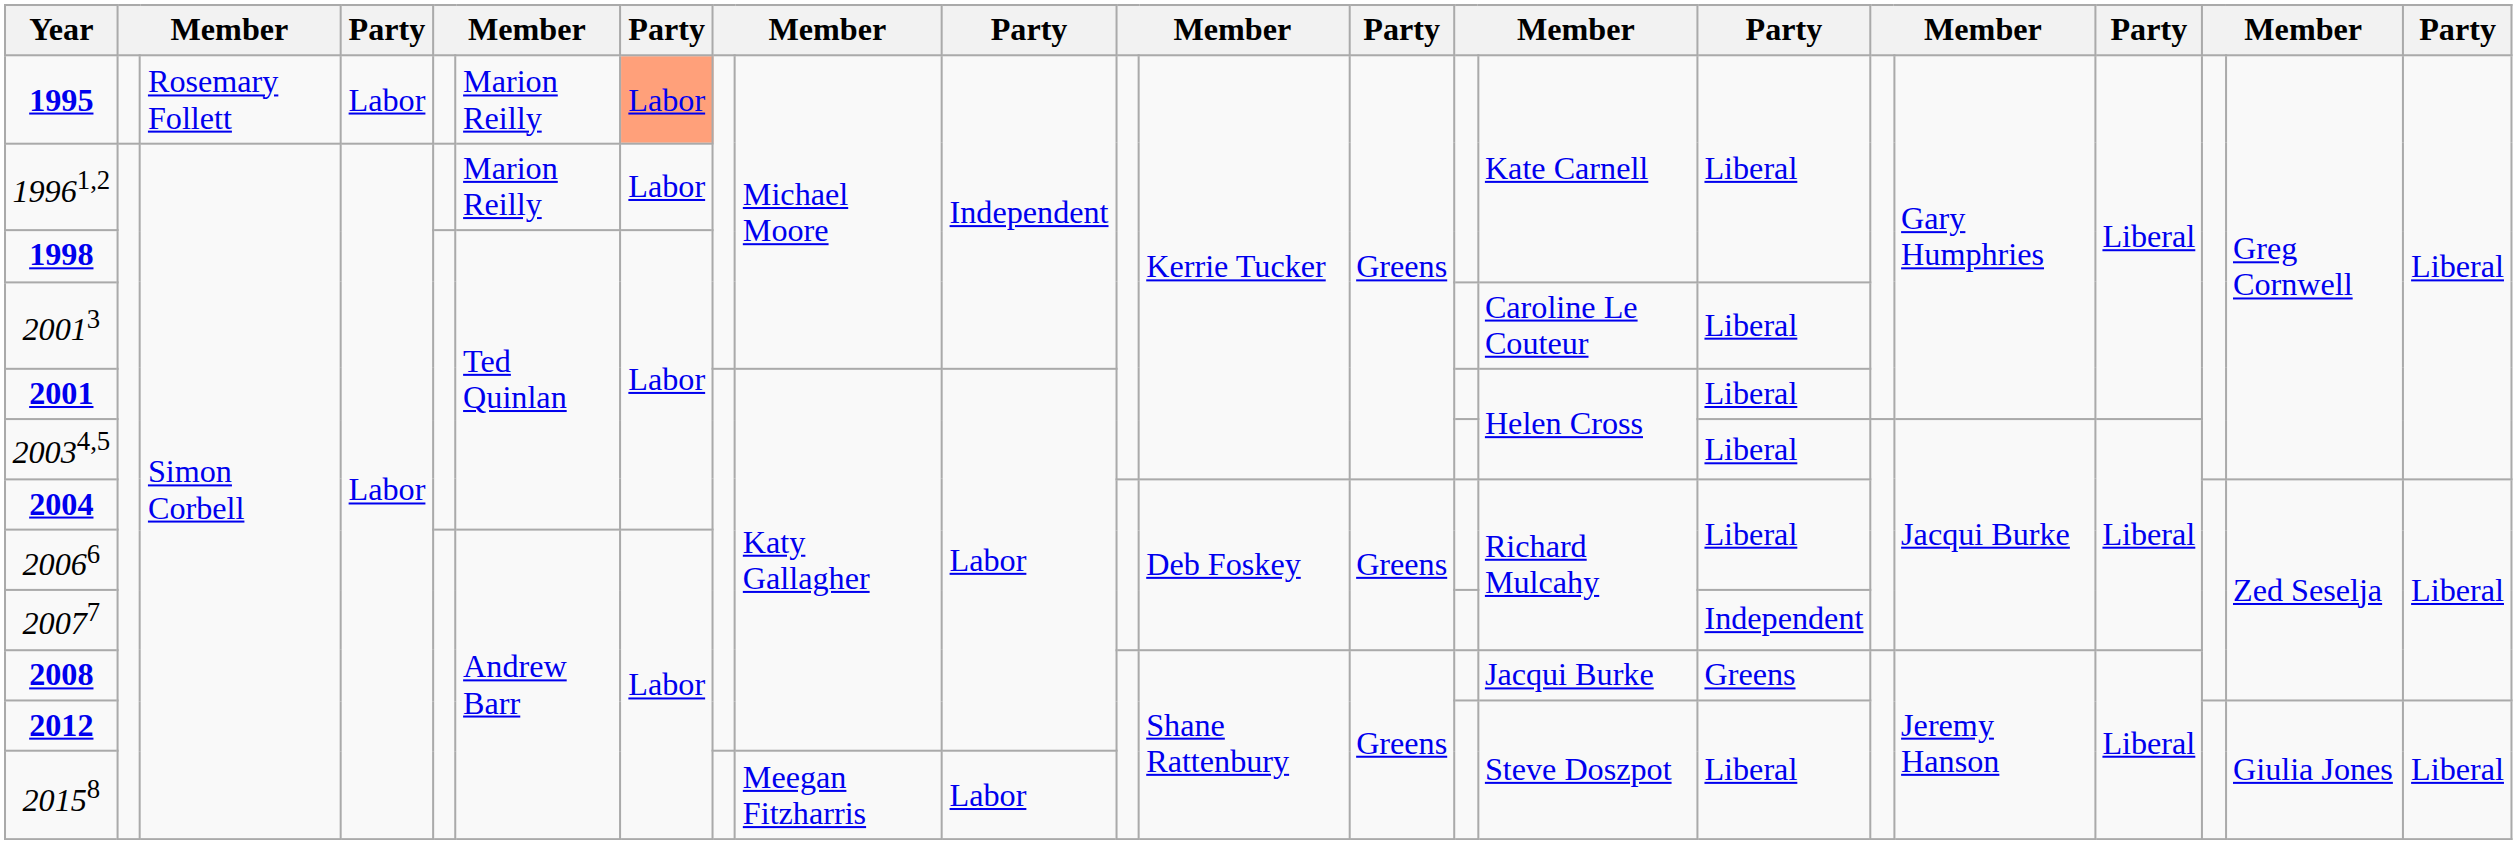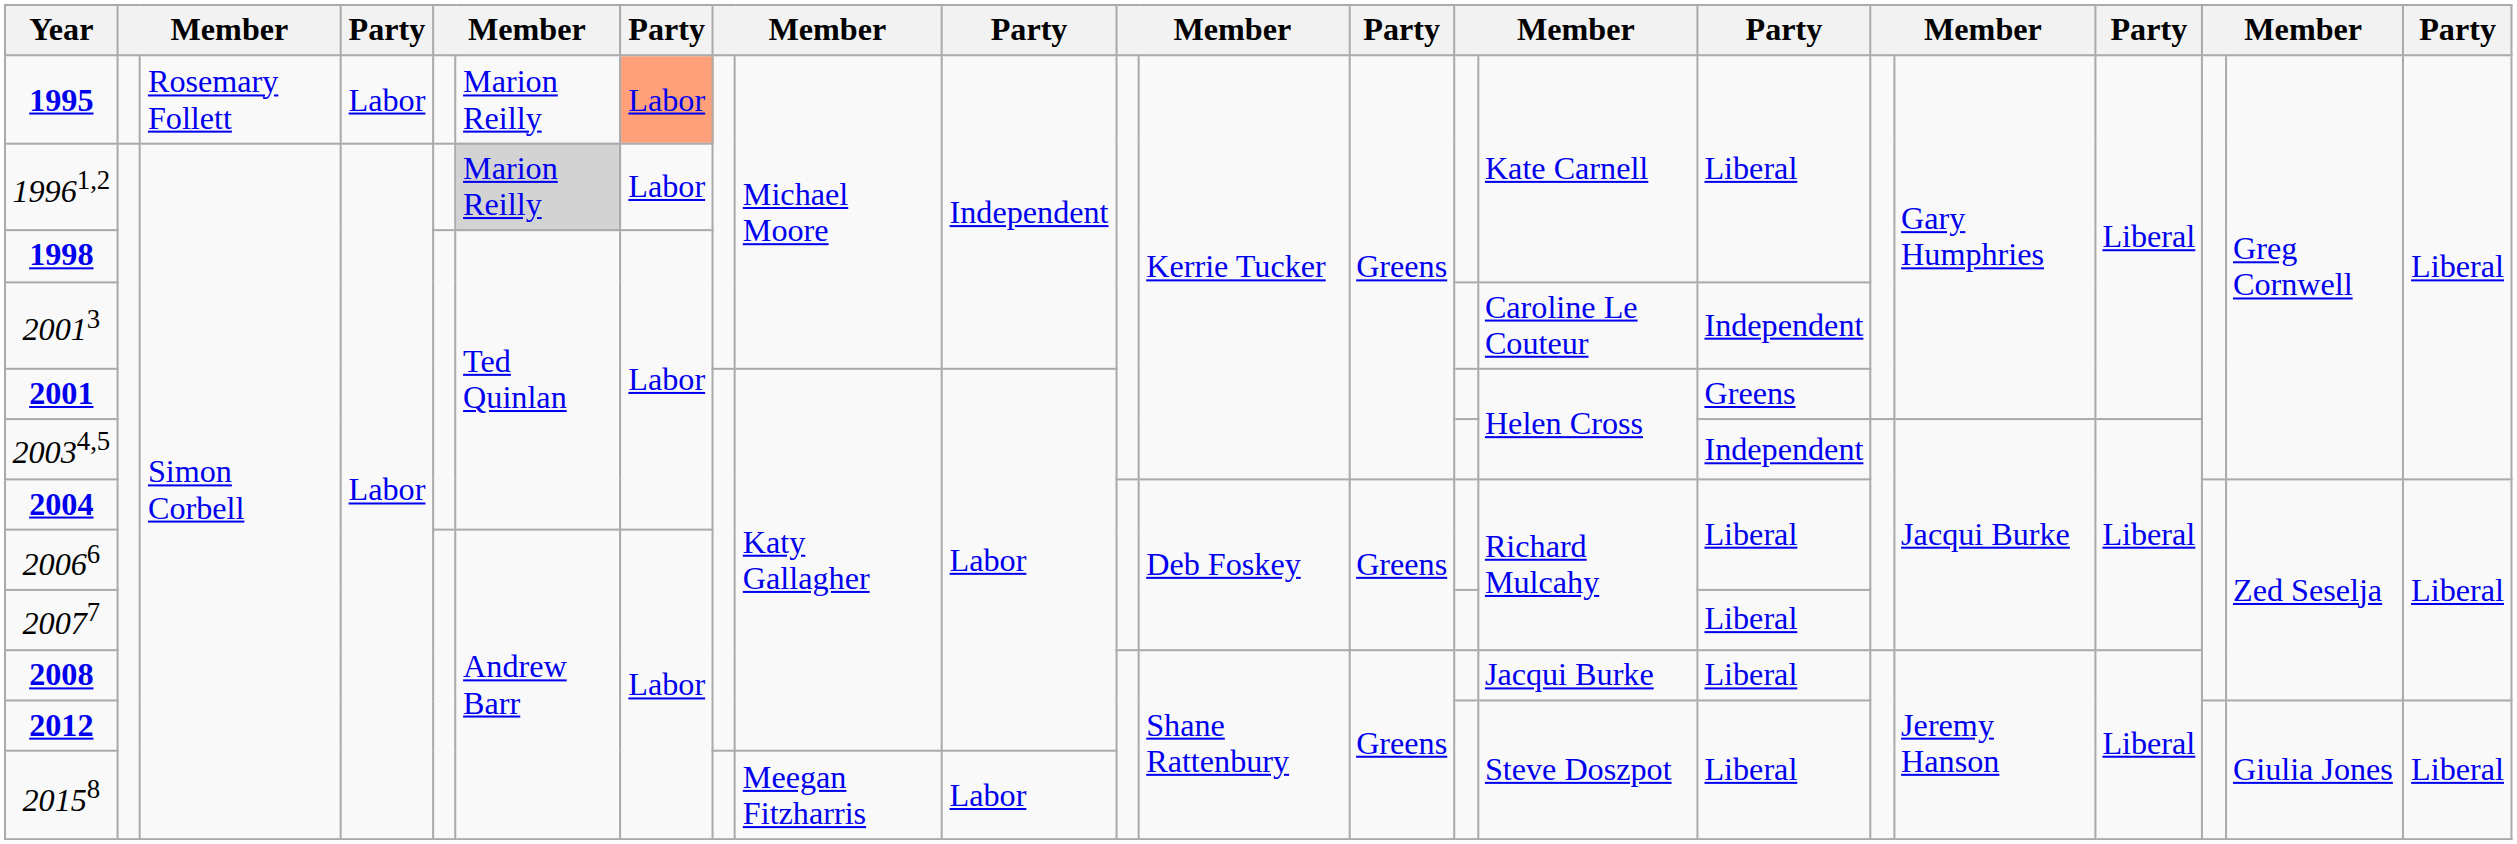(510, 186) no background -> (510, 186) lightgrey background
(1751, 324) Liberal -> (1784, 324) Independent
(1751, 393) Liberal -> (1750, 393) Greens
(1751, 448) Liberal -> (1784, 448) Independent
(1784, 619) Independent -> (1751, 619) Liberal
(1750, 674) Greens -> (1751, 674) Liberal
